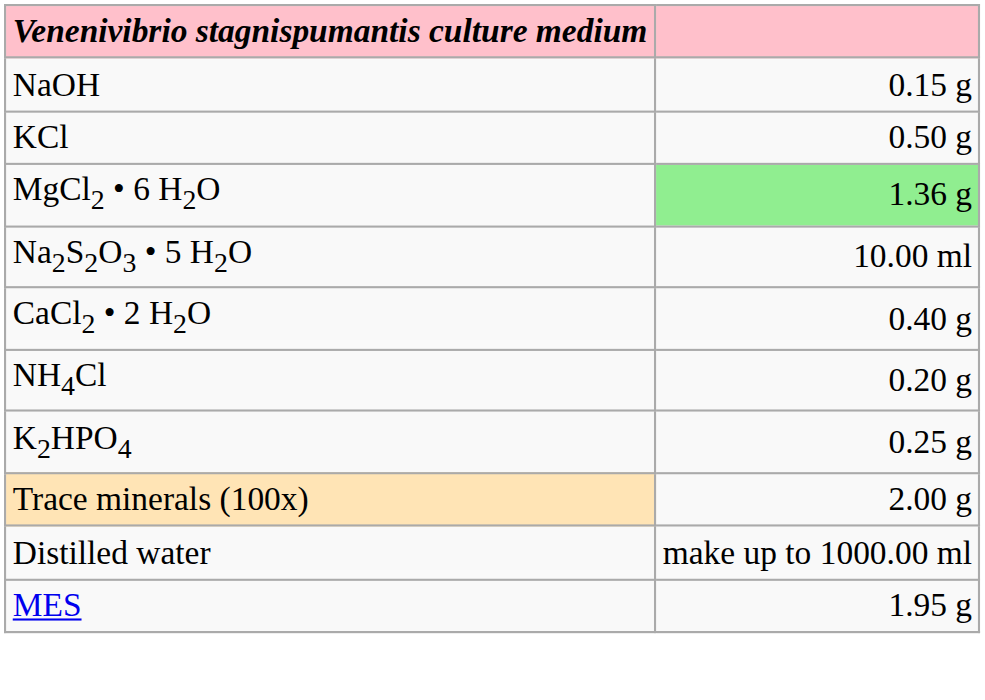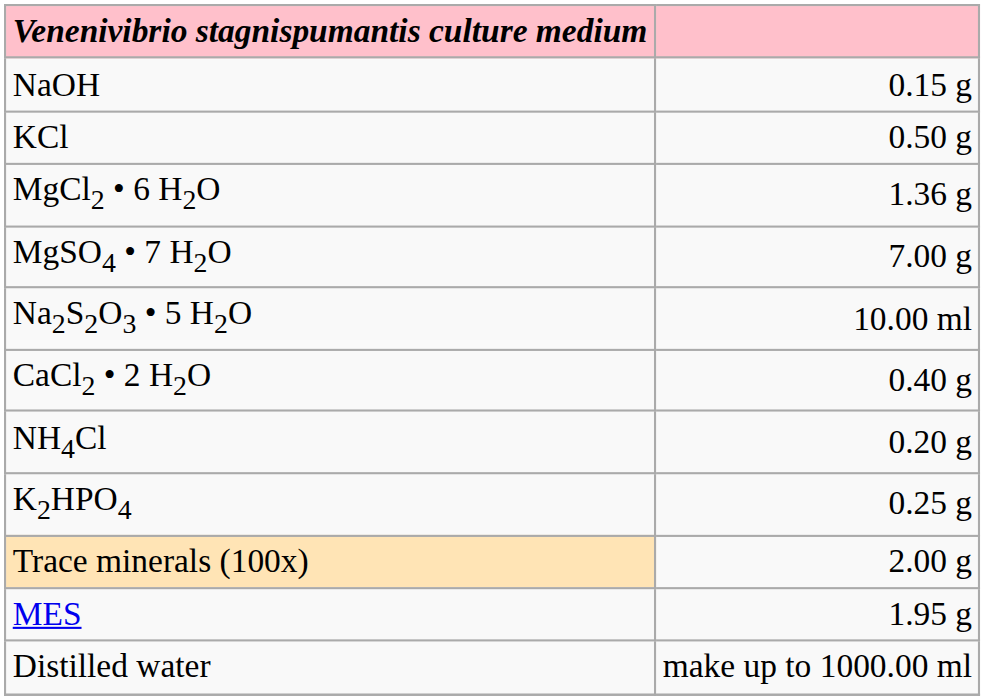(930, 194) lightgreen background -> (930, 194) no background
+ row: (122, 256)
rows swapped: (47, 605) <-> (112, 552)
